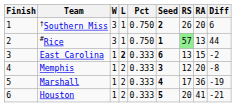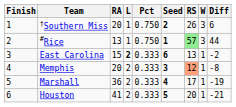columns swapped: (114, 11) <-> (200, 11)
(187, 69) no background -> (192, 69) lightsalmon background
